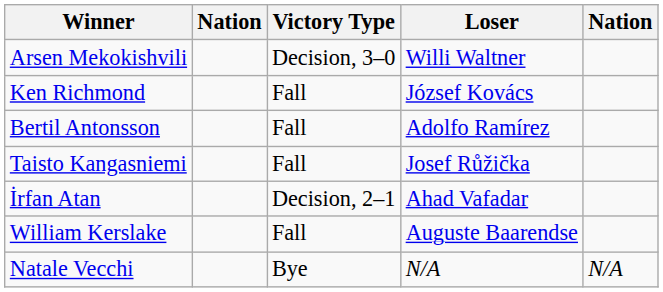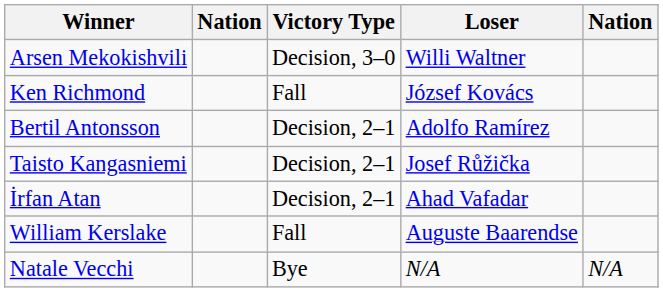(289, 127) Fall -> (334, 127) Decision, 2–1
(289, 163) Fall -> (334, 163) Decision, 2–1
